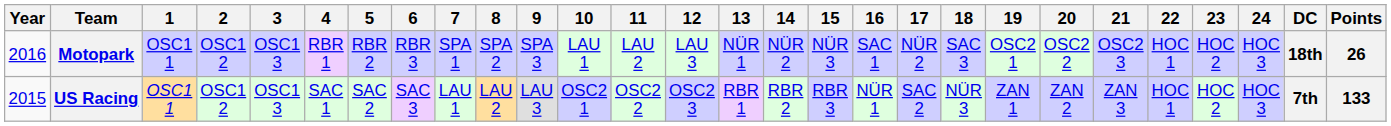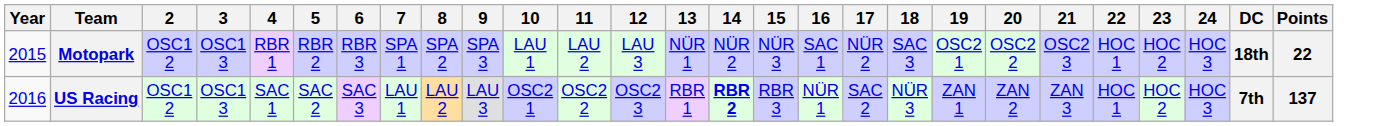- column: (169, 18)
(27, 53) 2016 -> (27, 53) 2015
(1356, 53) 26 -> (1302, 53) 22
(27, 99) 2015 -> (27, 99) 2016
(786, 99) normal -> (732, 99) bold
(1356, 99) 133 -> (1302, 99) 137
